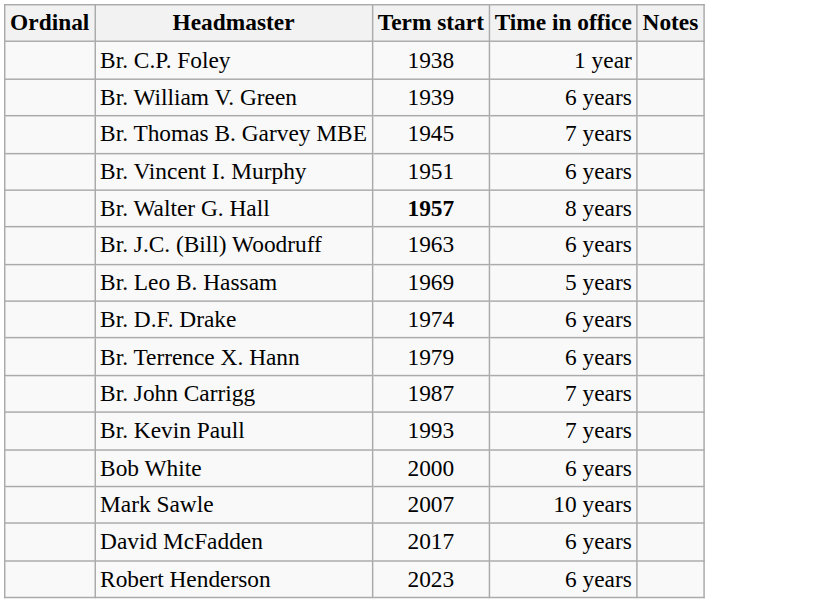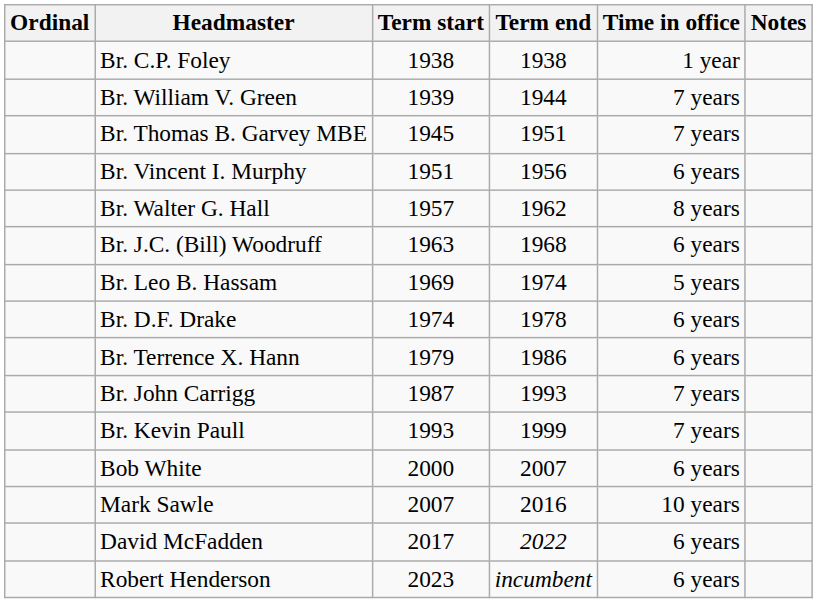+ column: (543, 23)
(598, 97) 6 years -> (706, 97) 7 years
(431, 208) bold -> (431, 208) normal
